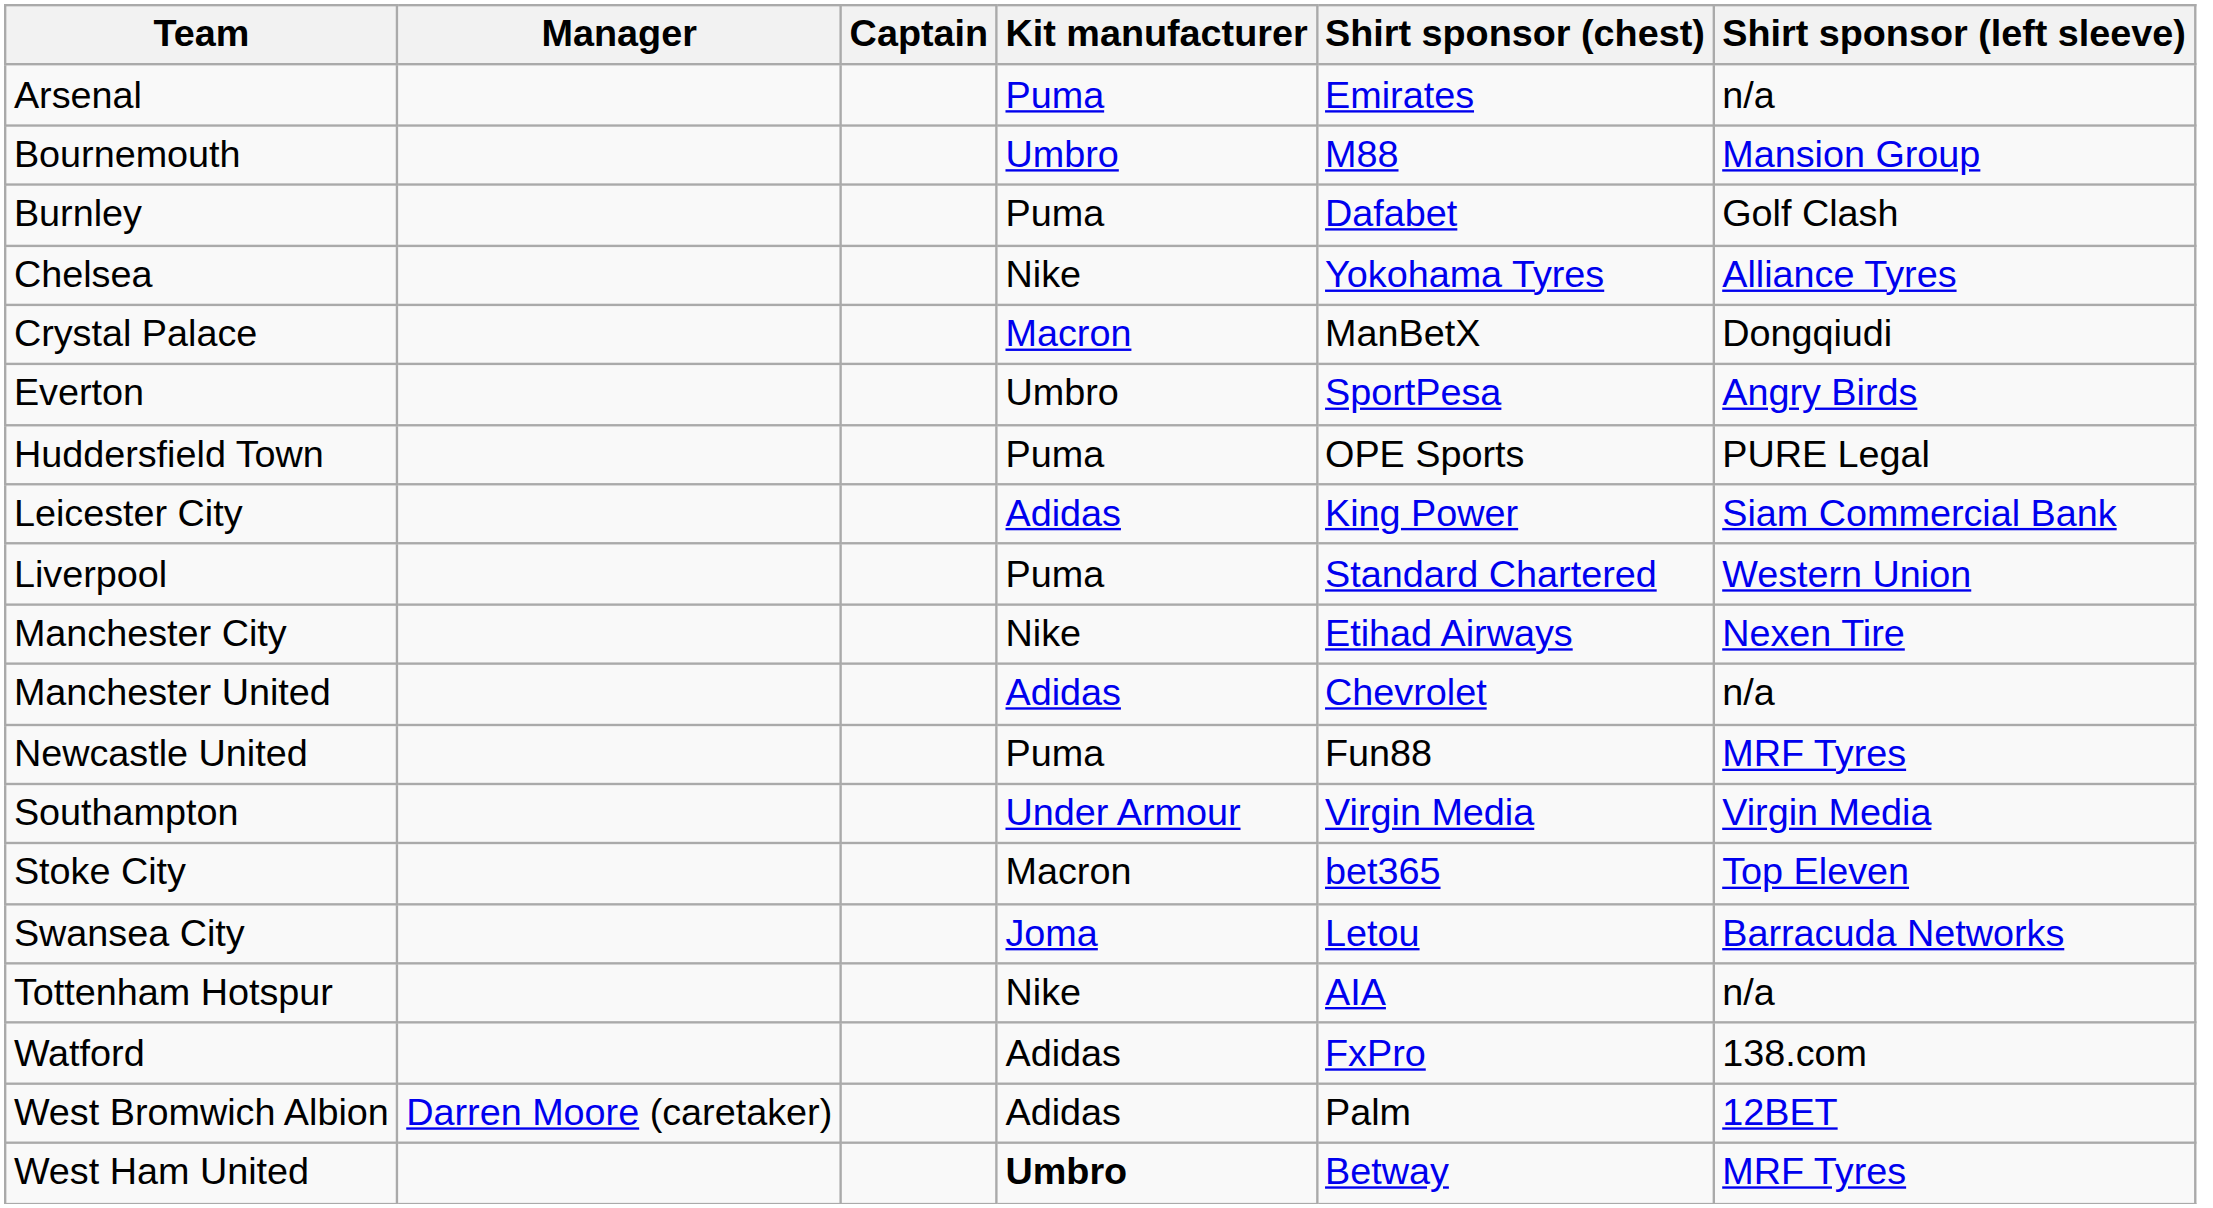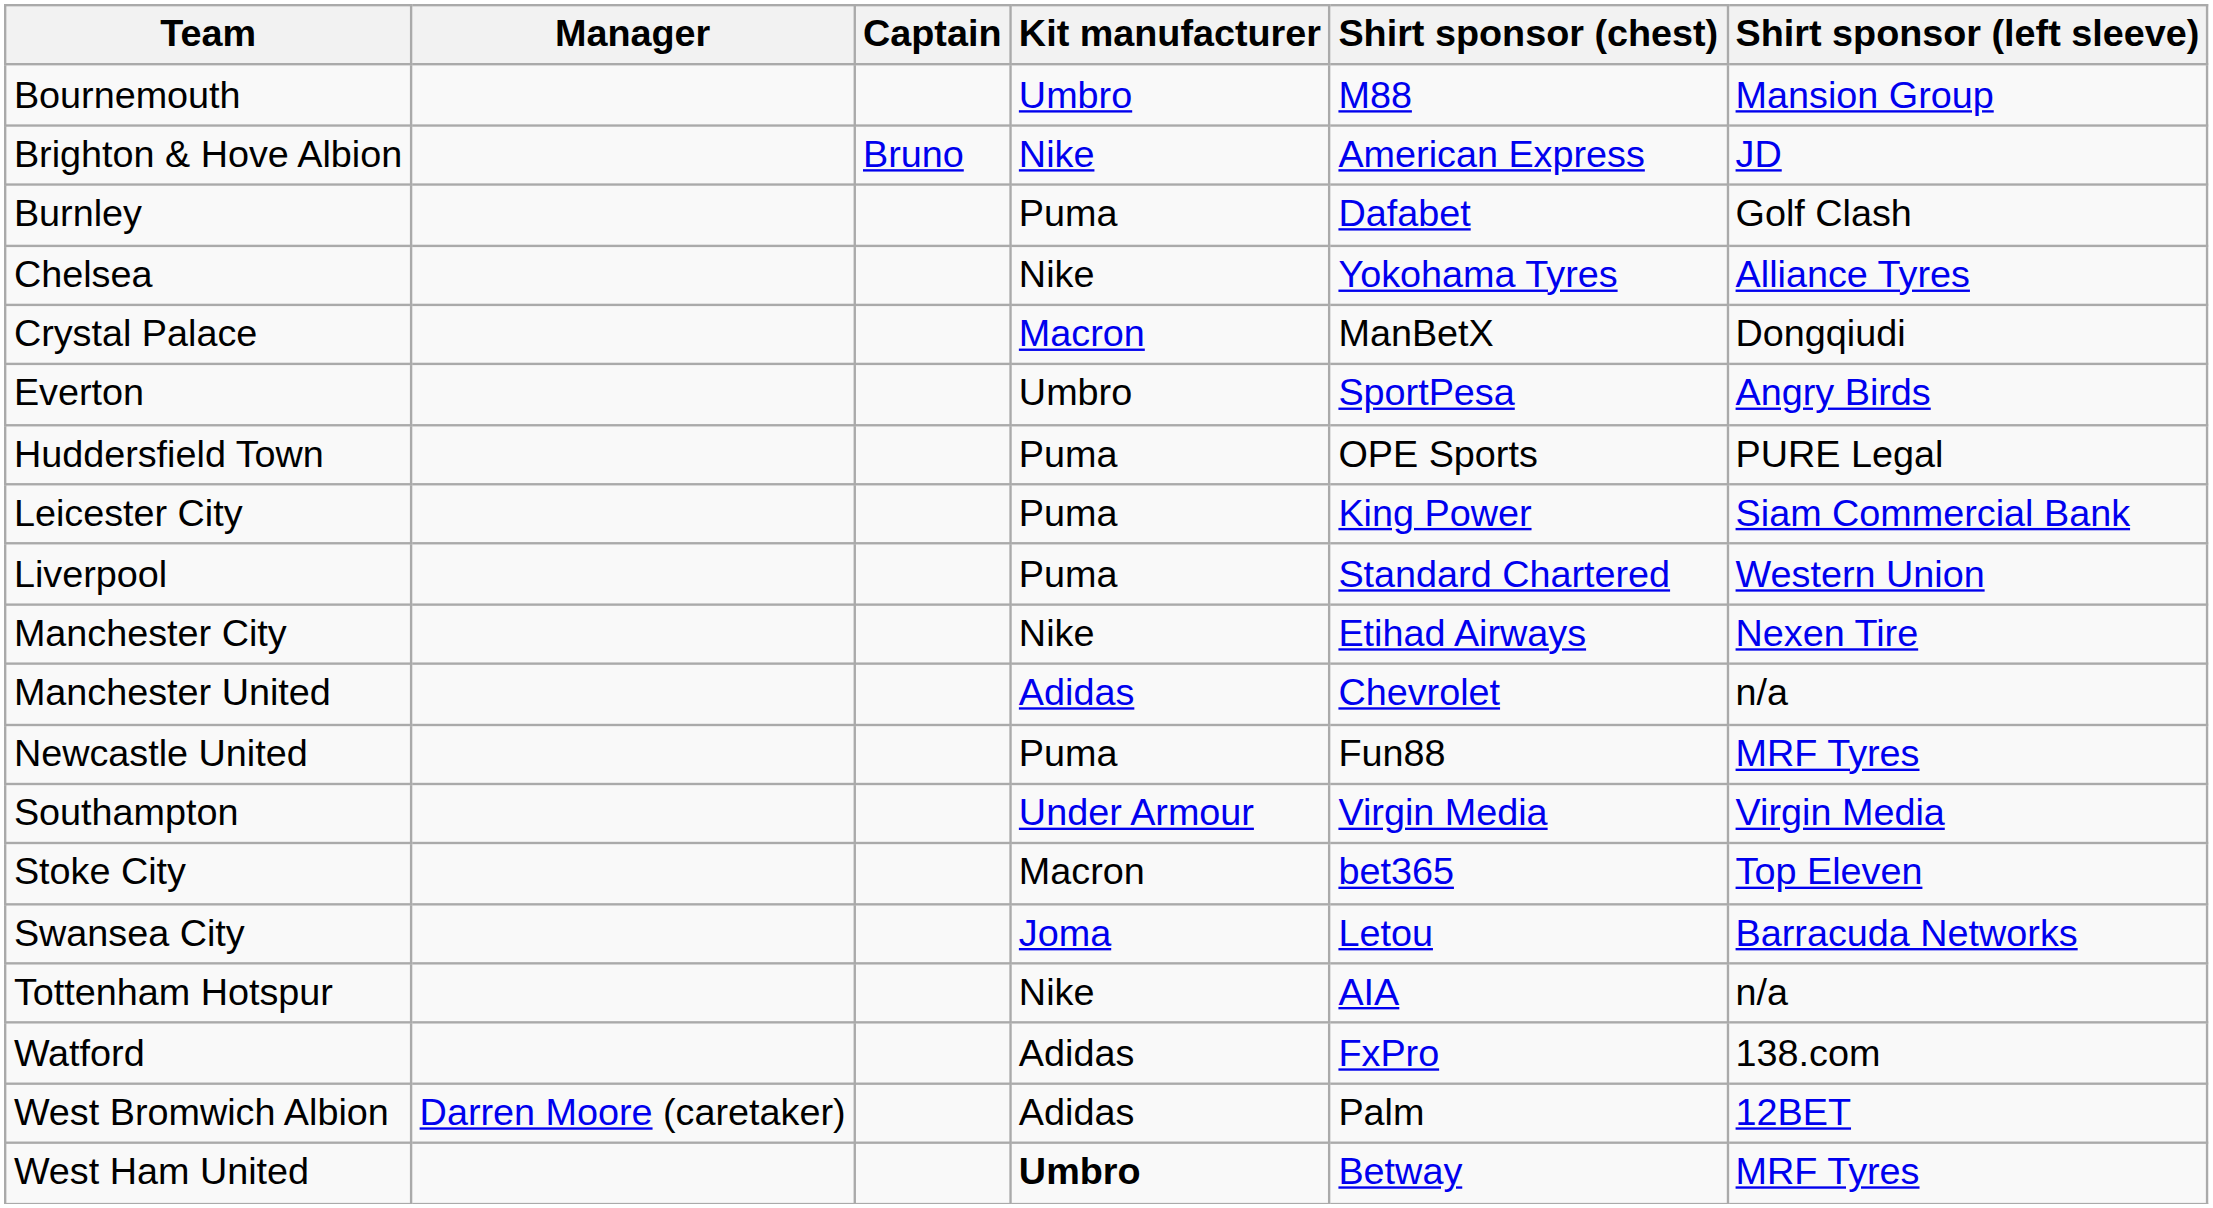- row: (78, 94)
+ row: (208, 154)
(1063, 513) Adidas -> (1068, 513) Puma
